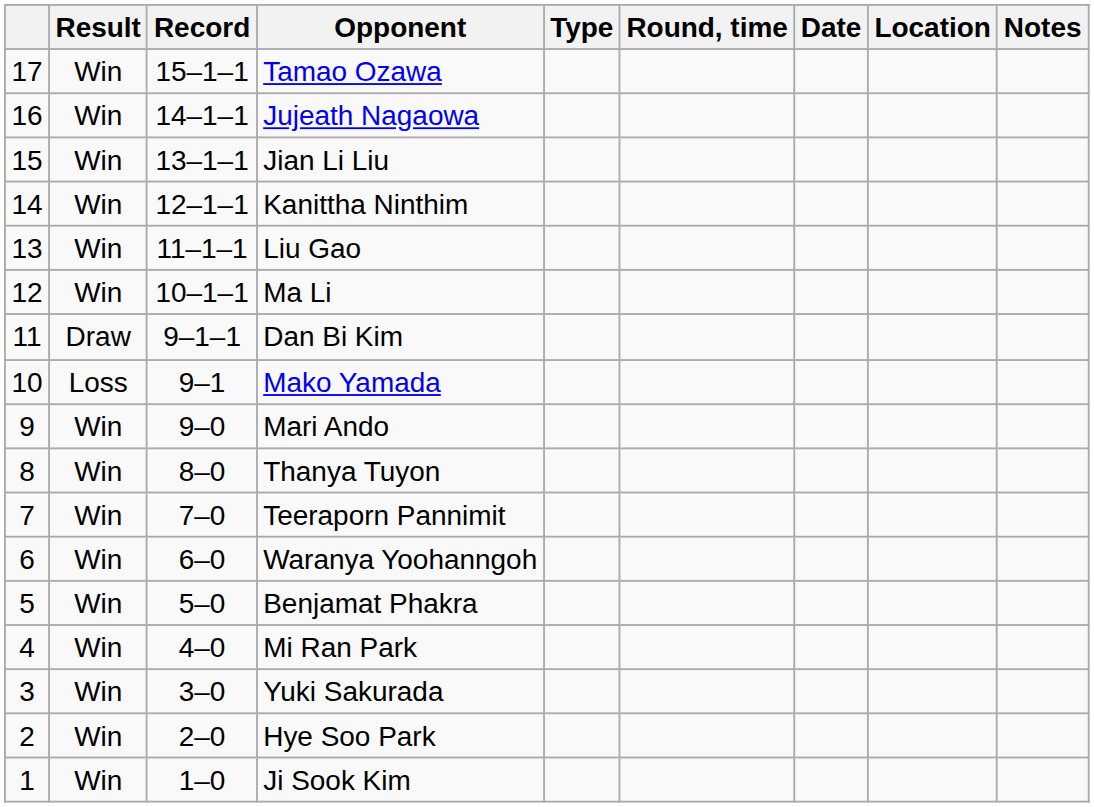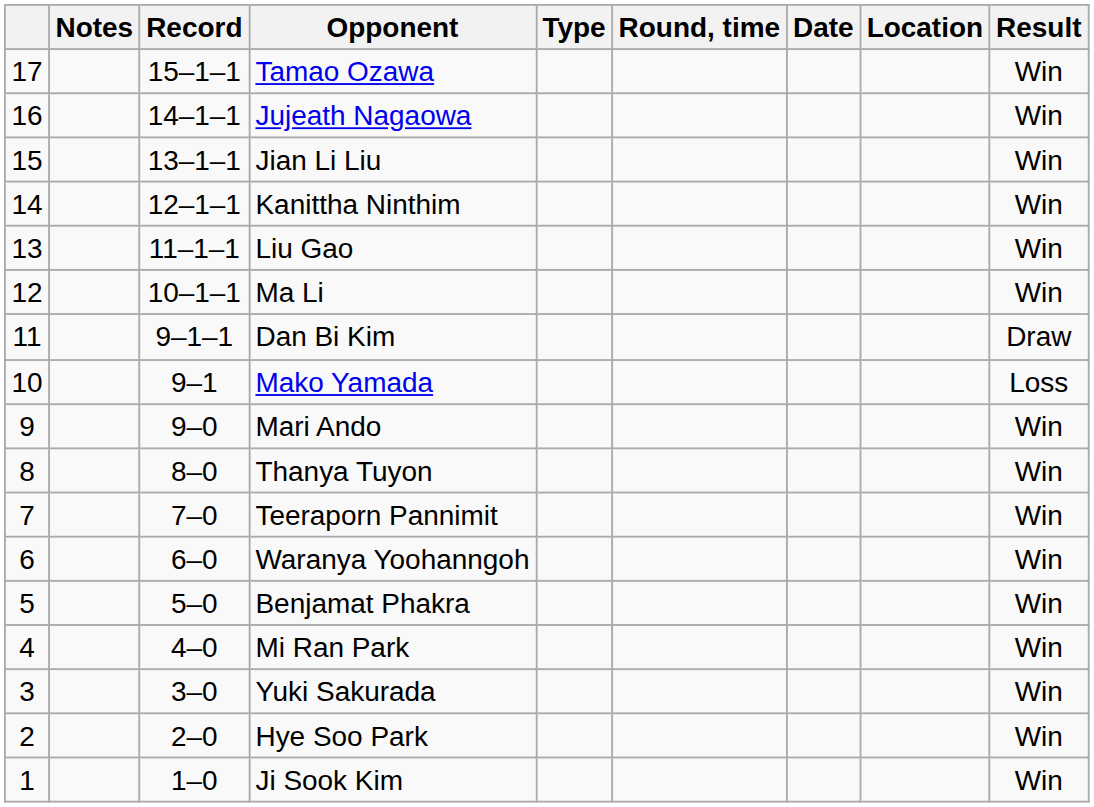columns swapped: (98, 27) <-> (1043, 27)
